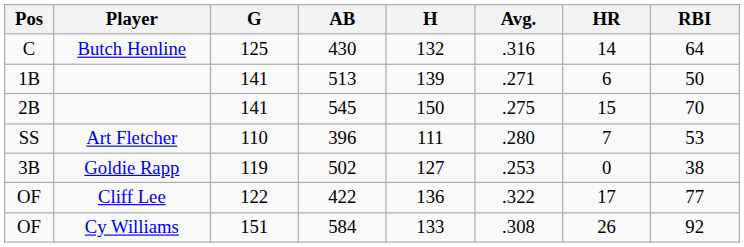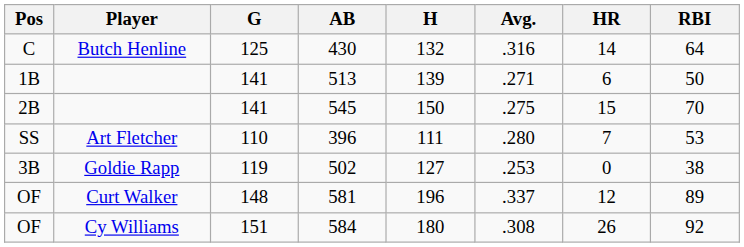- row: (342, 197)
+ row: (342, 197)
(430, 227) 133 -> (430, 227) 180
